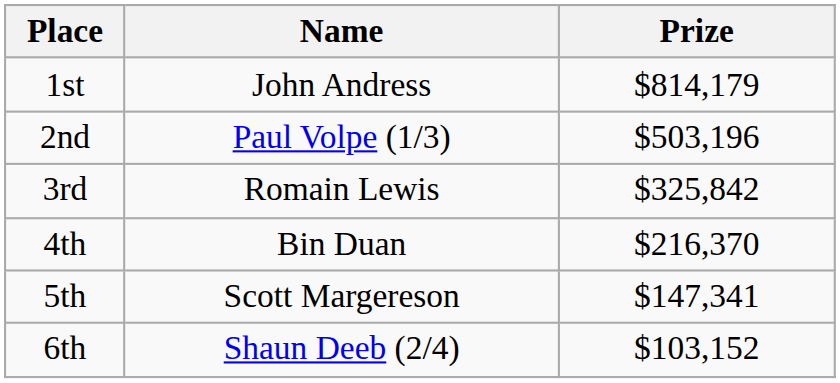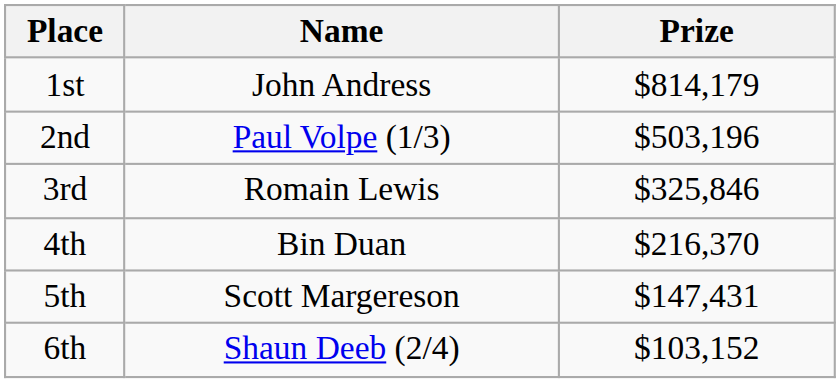(697, 190) $325,842 -> (697, 190) $325,846
(697, 296) $147,341 -> (697, 296) $147,431
